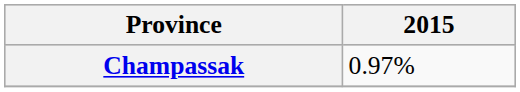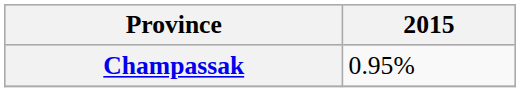(382, 65) 0.97% -> (382, 65) 0.95%
